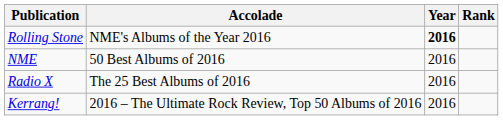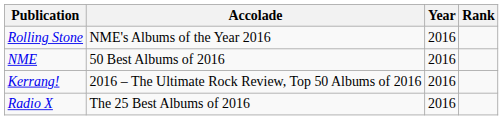(442, 37) bold -> (442, 37) normal
rows swapped: (30, 81) <-> (34, 103)
